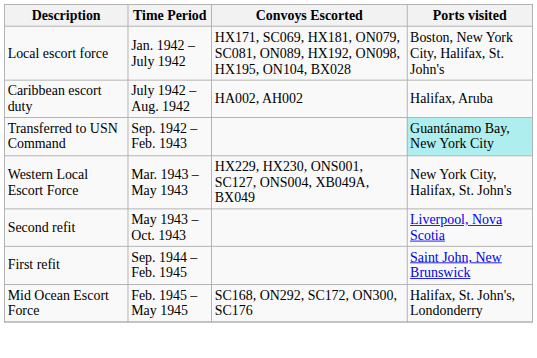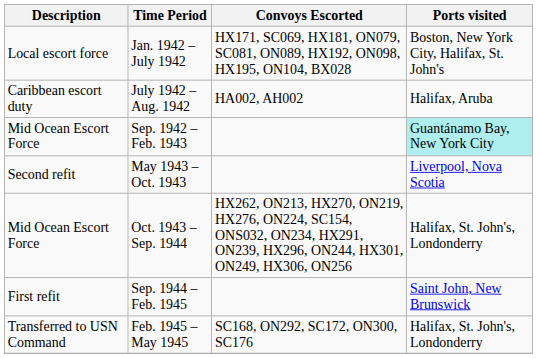(63, 136) Transferred to USN Command -> (58, 136) Mid Ocean Escort Force
- row: (165, 182)
+ row: (164, 235)
(58, 303) Mid Ocean Escort Force -> (63, 334) Transferred to USN Command
